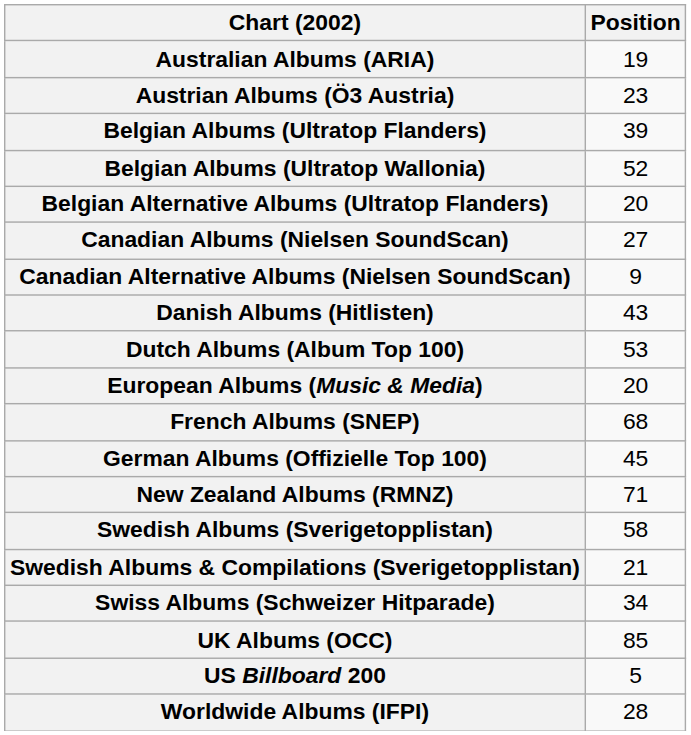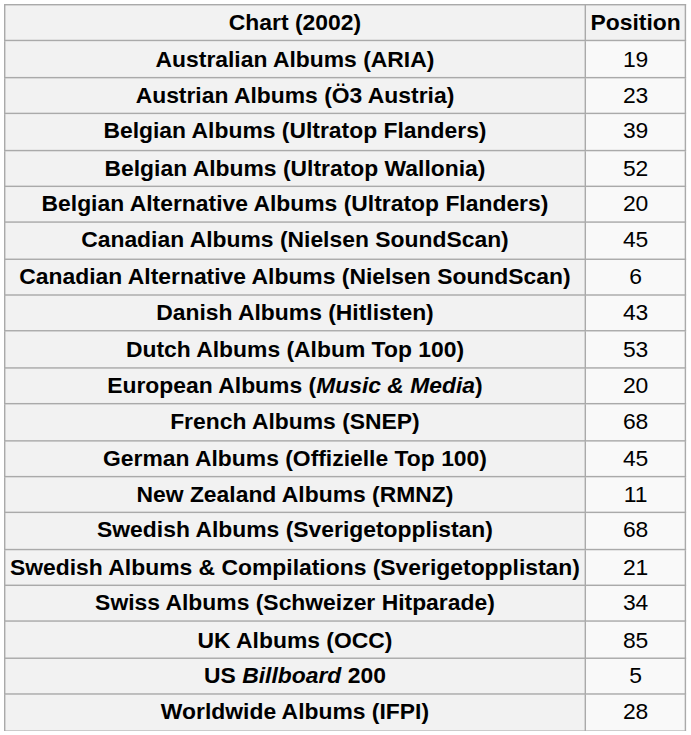(636, 240) 27 -> (636, 240) 45
(636, 276) 9 -> (636, 276) 6
(636, 494) 71 -> (636, 494) 11
(636, 530) 58 -> (636, 530) 68
